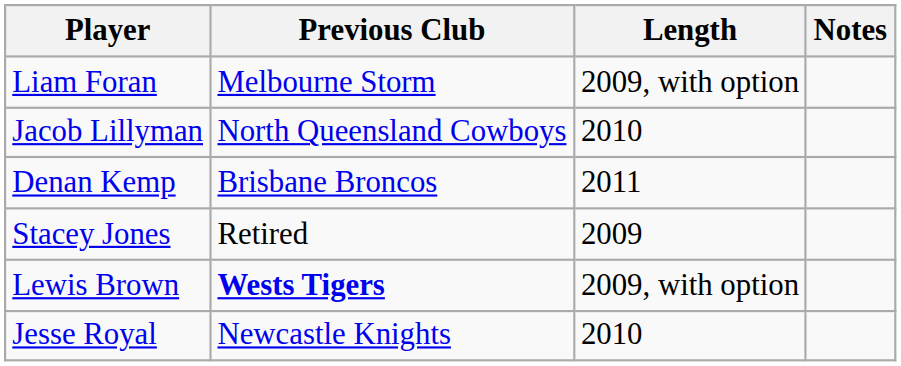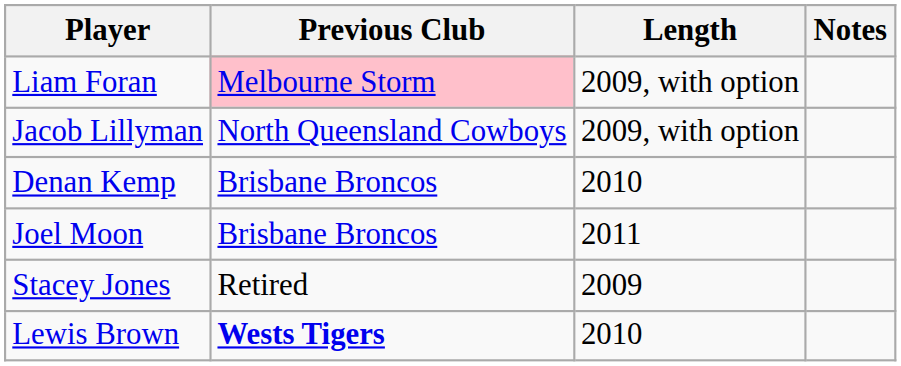(327, 81) no background -> (327, 81) pink background
(612, 131) 2010 -> (690, 131) 2009, with option
(611, 182) 2011 -> (612, 182) 2010
+ row: (78, 233)
(690, 284) 2009, with option -> (612, 335) 2010
- row: (85, 335)
